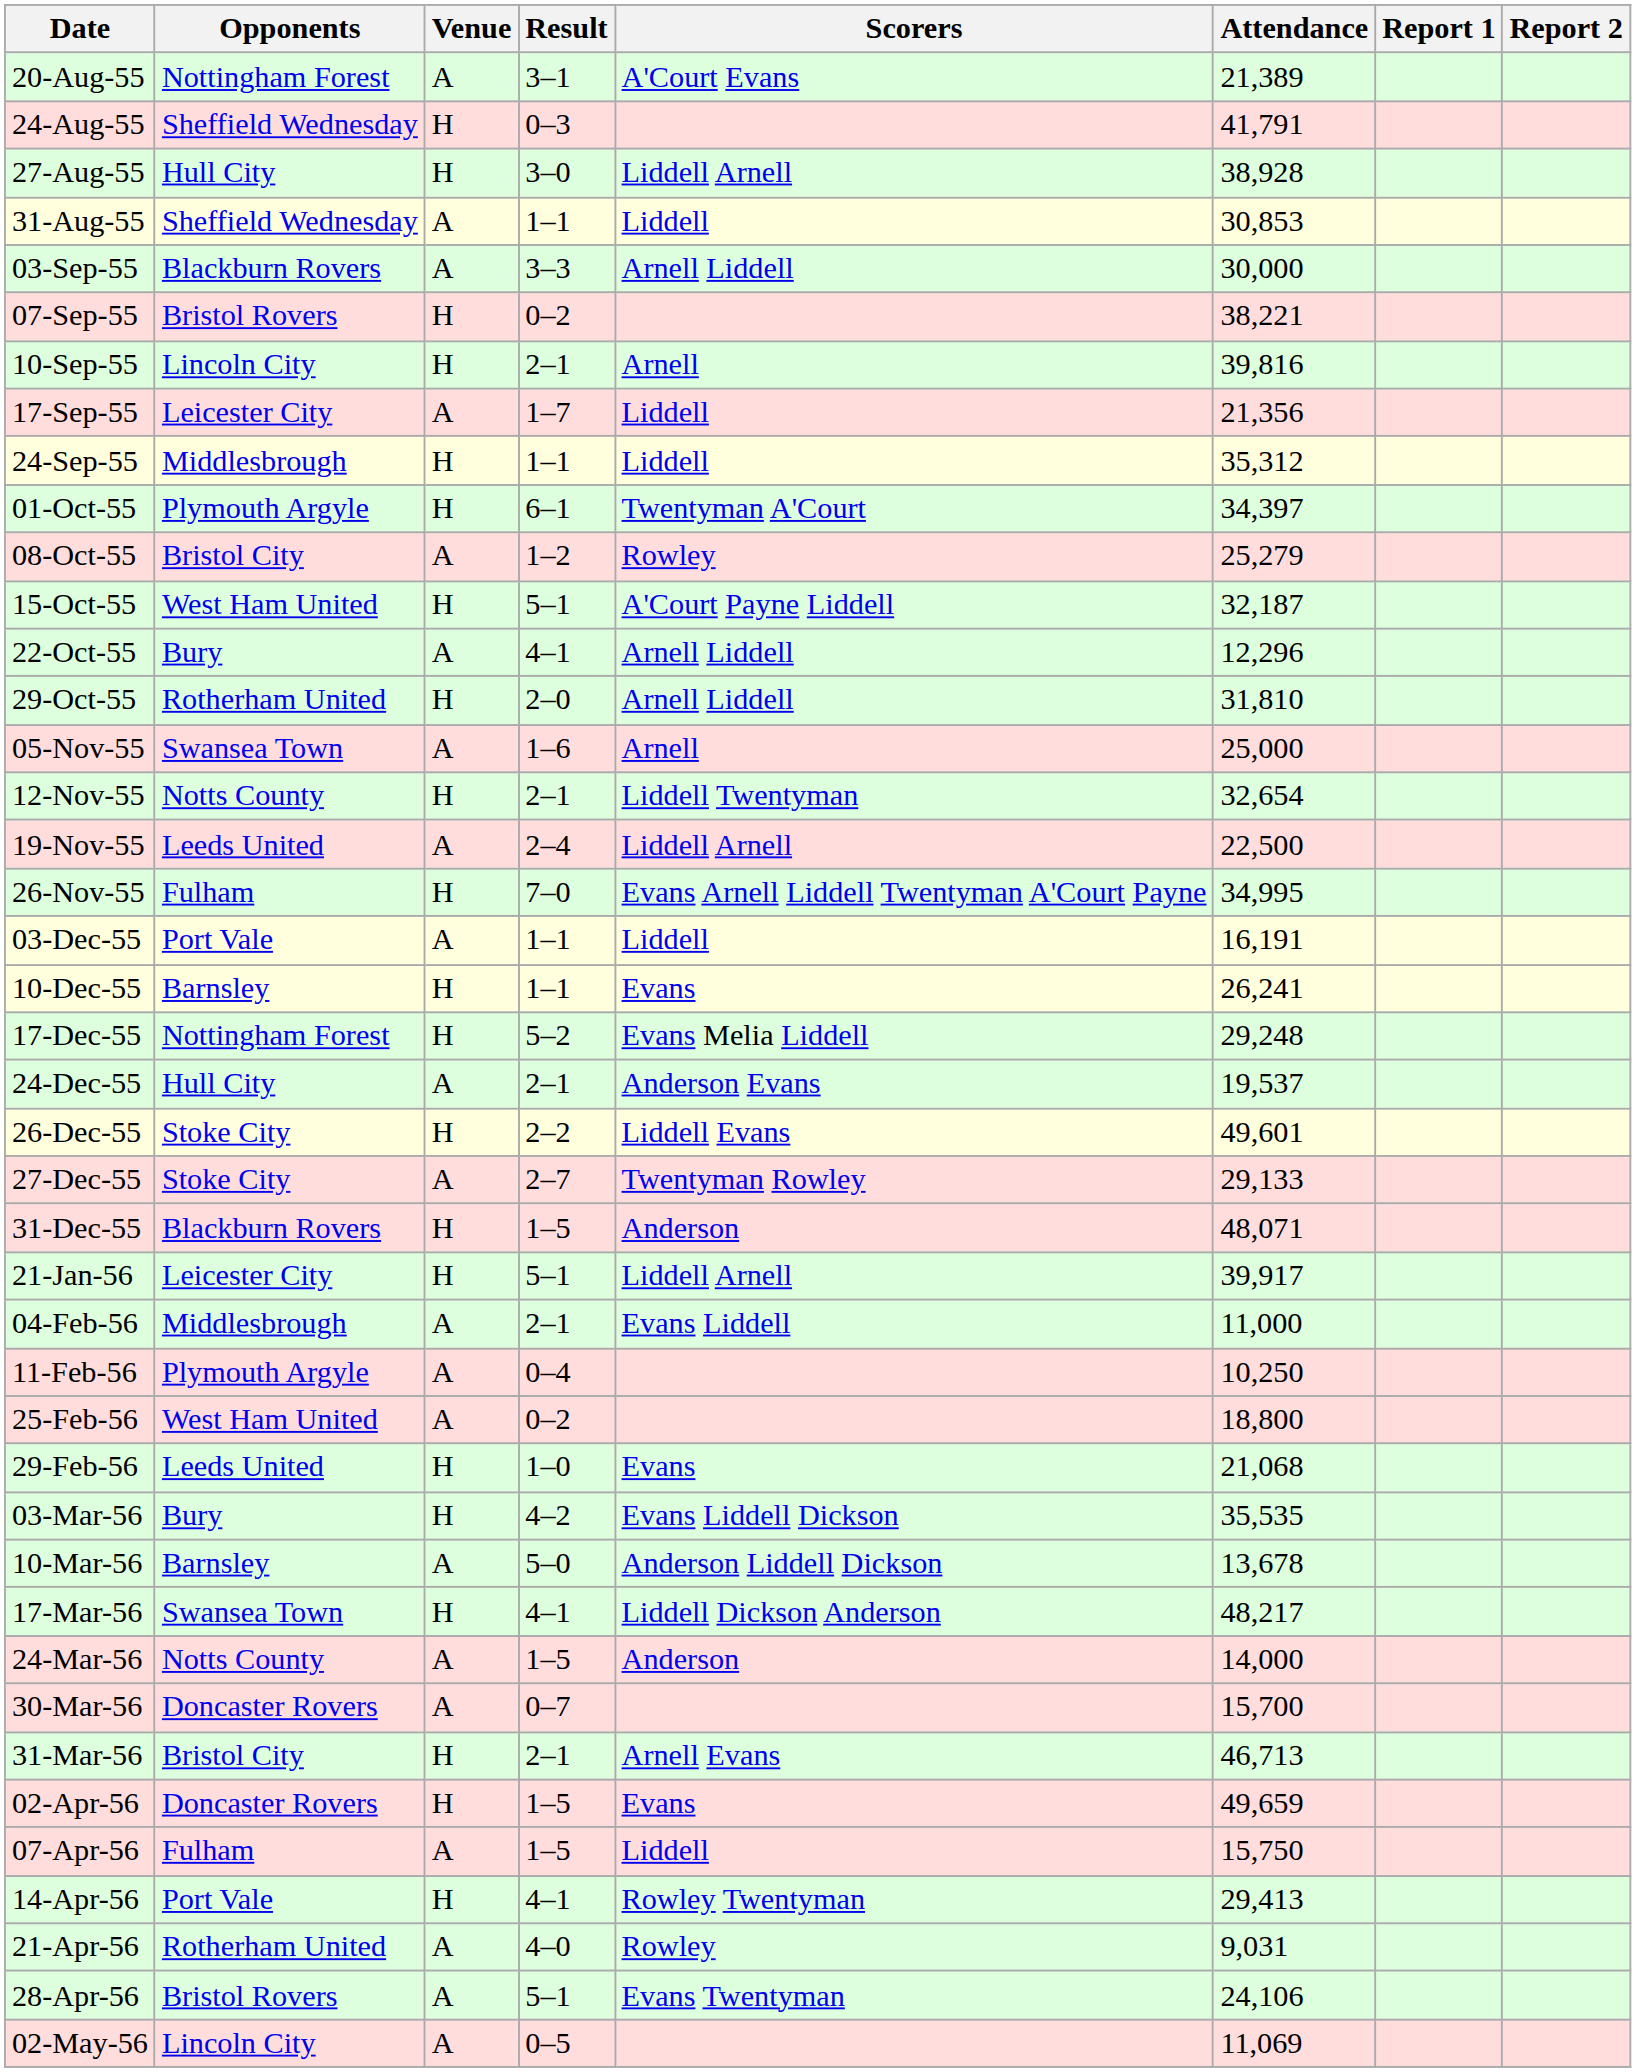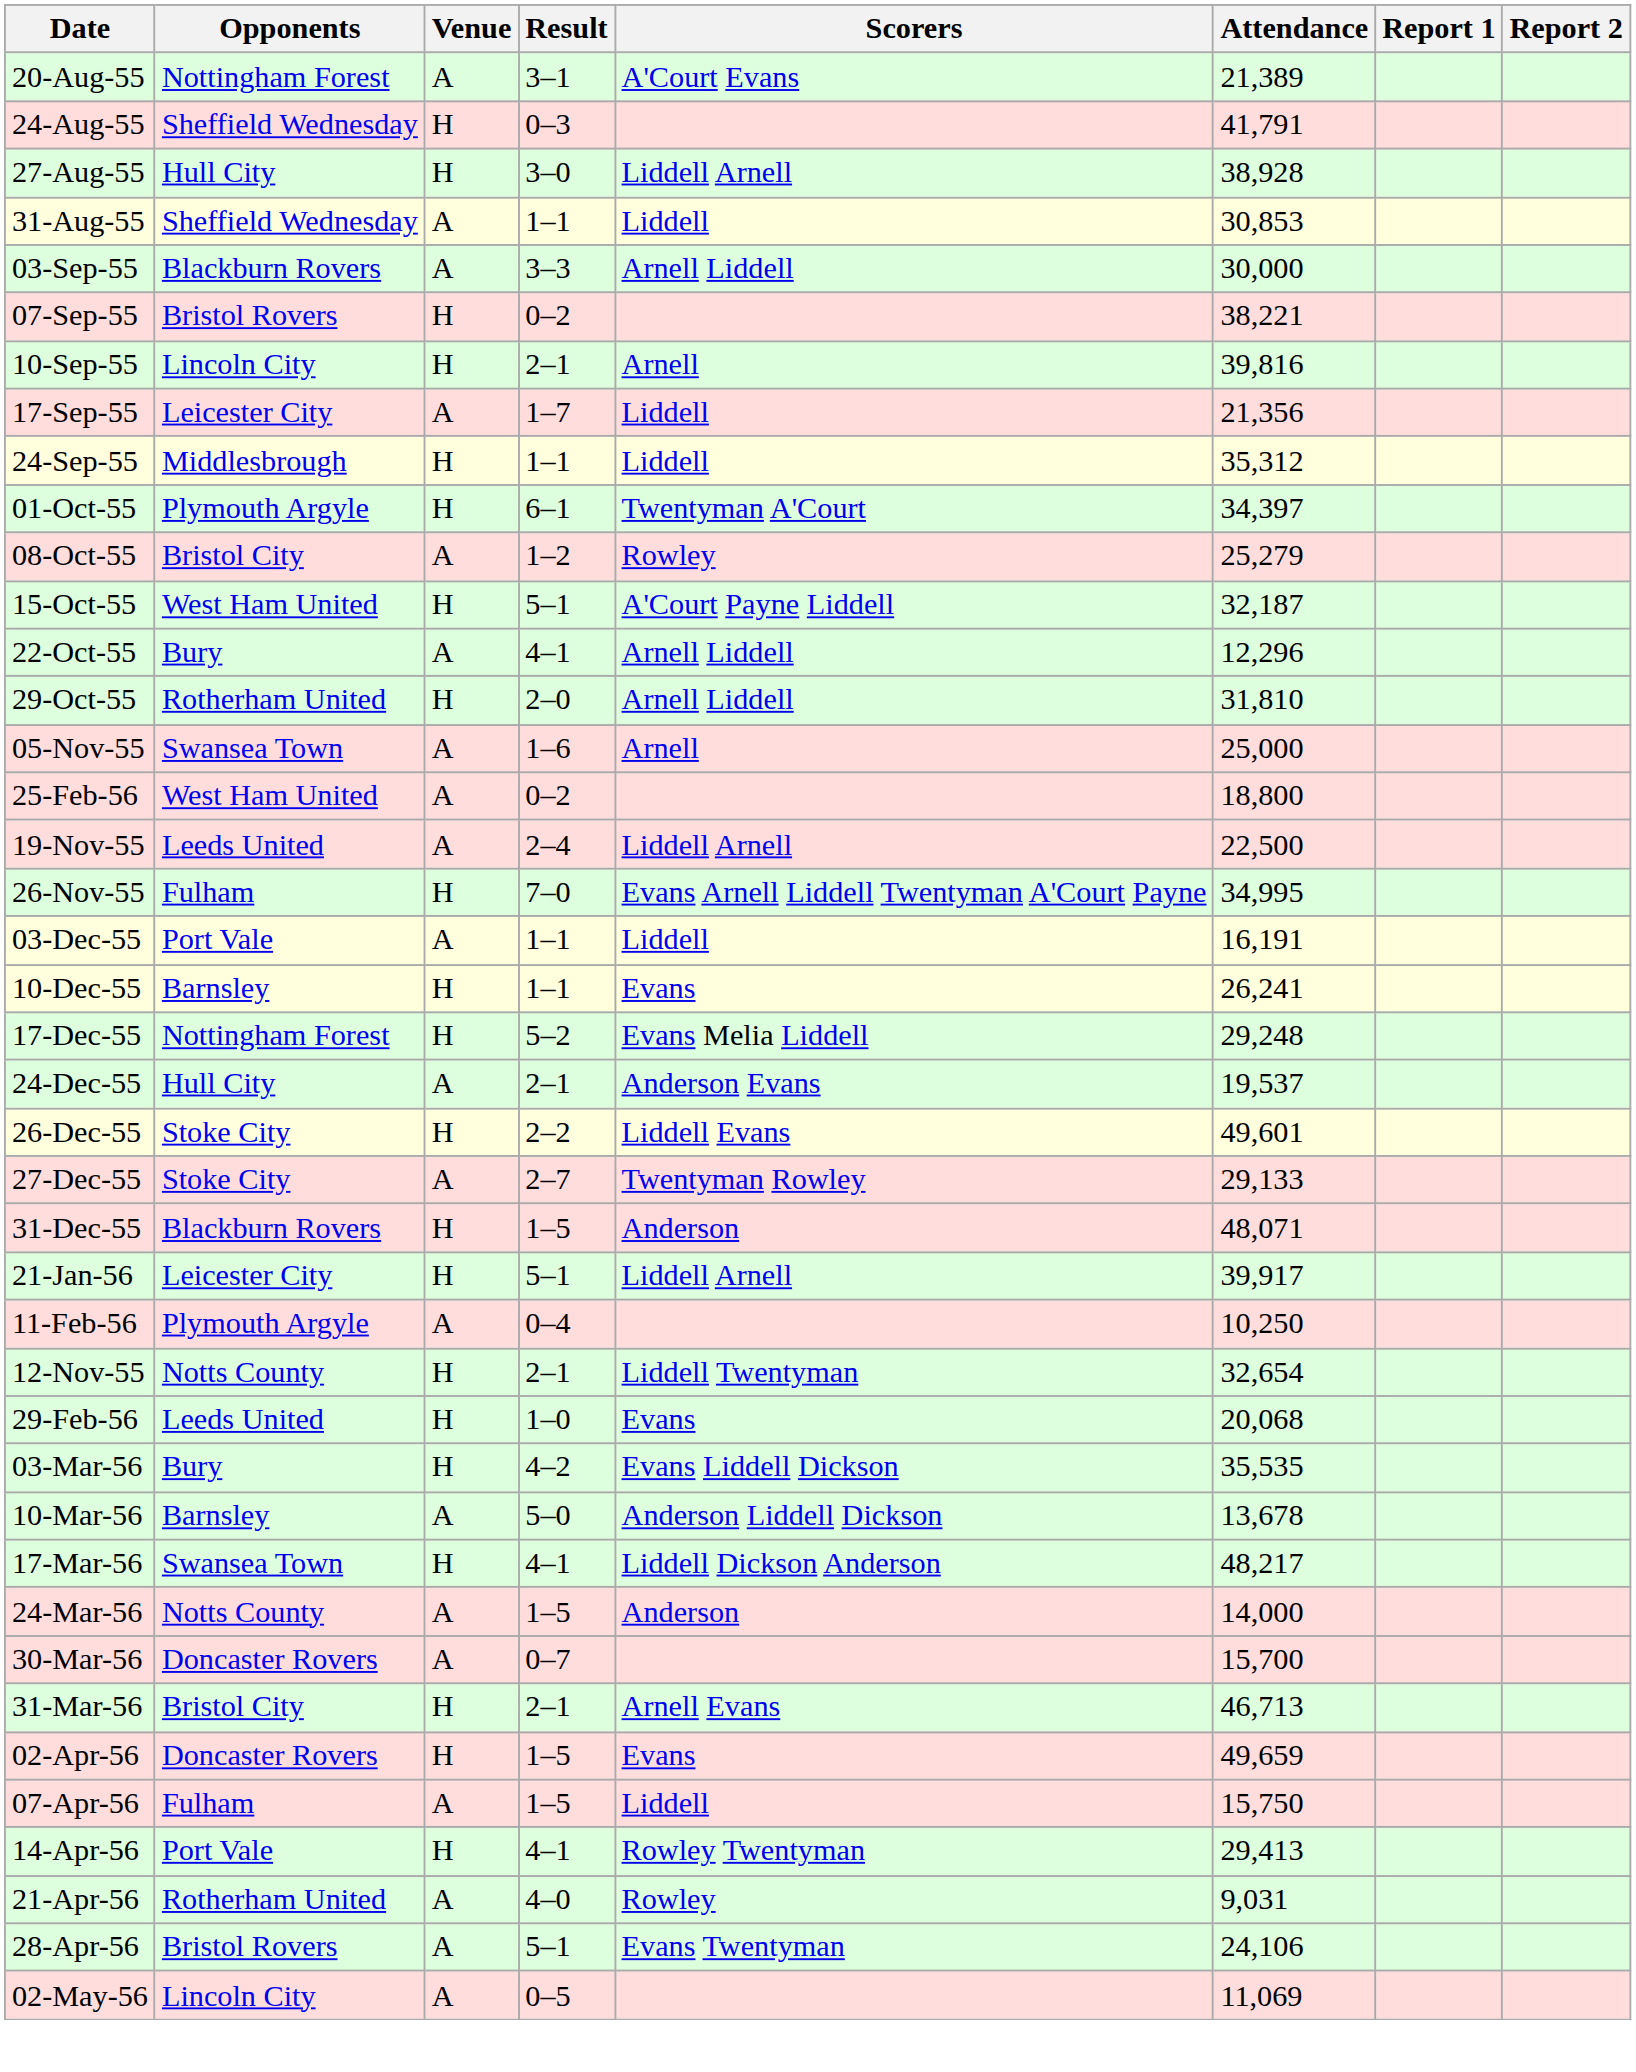rows swapped: (78, 795) <-> (75, 1419)
- row: (75, 1323)
(1262, 1467) 21,068 -> (1262, 1419) 20,068
